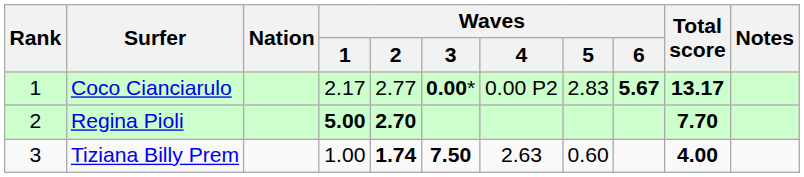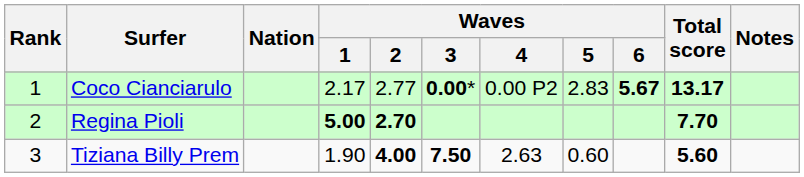(345, 155) 1.00 -> (345, 155) 1.90
(396, 155) 1.74 -> (396, 155) 4.00
(697, 155) 4.00 -> (697, 155) 5.60
